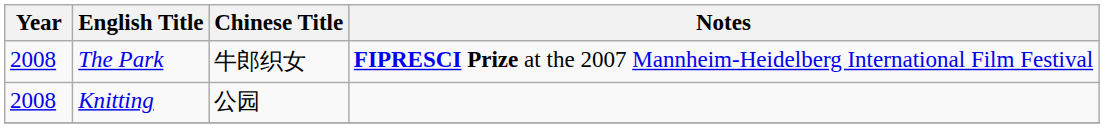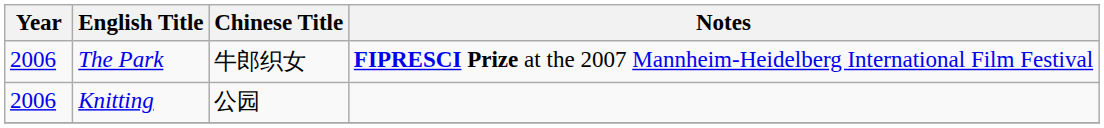(33, 59) 2008 -> (33, 59) 2006
(33, 100) 2008 -> (33, 100) 2006
